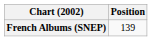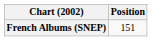(128, 28) 139 -> (128, 28) 151
